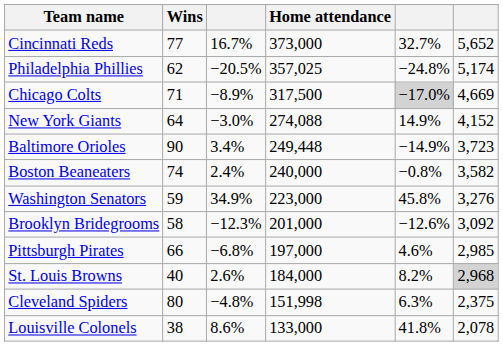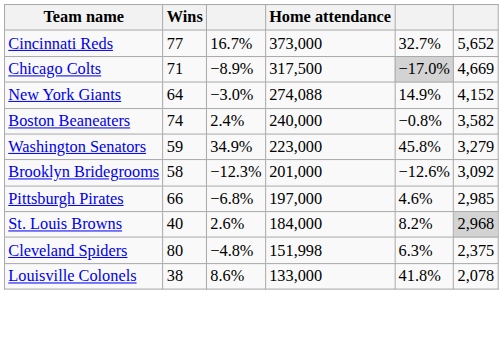- row: (76, 69)
- row: (67, 146)
(476, 198) 3,276 -> (476, 146) 3,279
